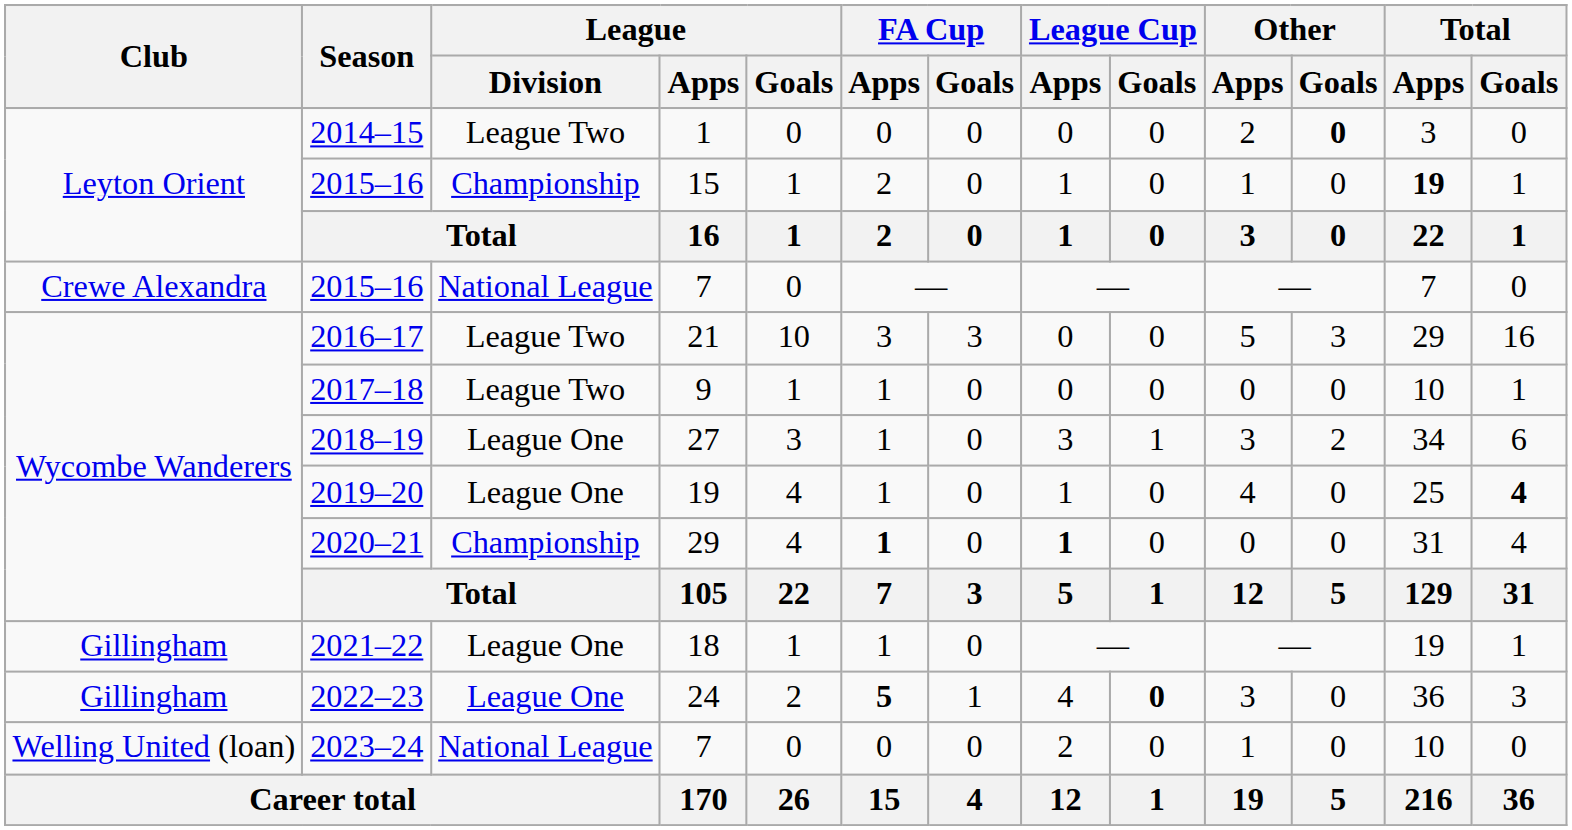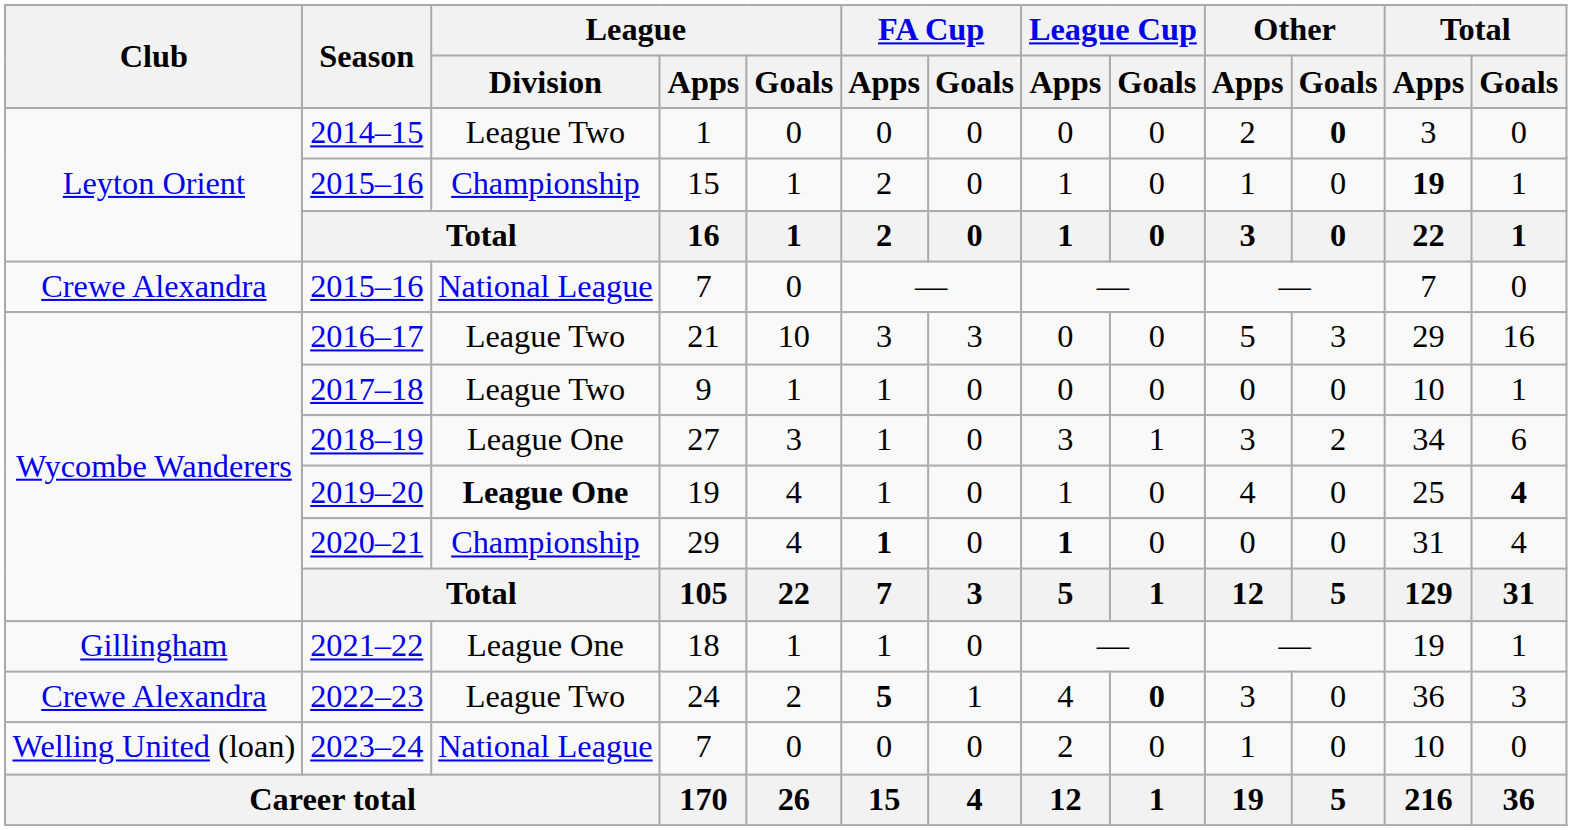(545, 491) normal -> (545, 491) bold
(154, 696) Gillingham -> (154, 696) Crewe Alexandra
(545, 696) League One -> (545, 696) League Two
